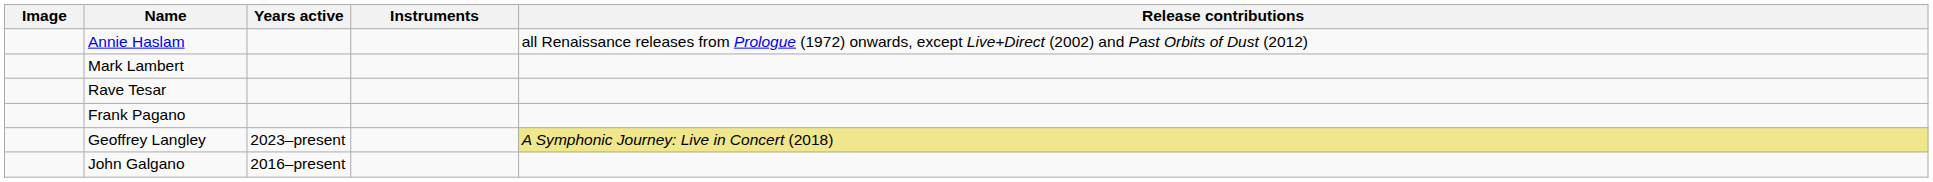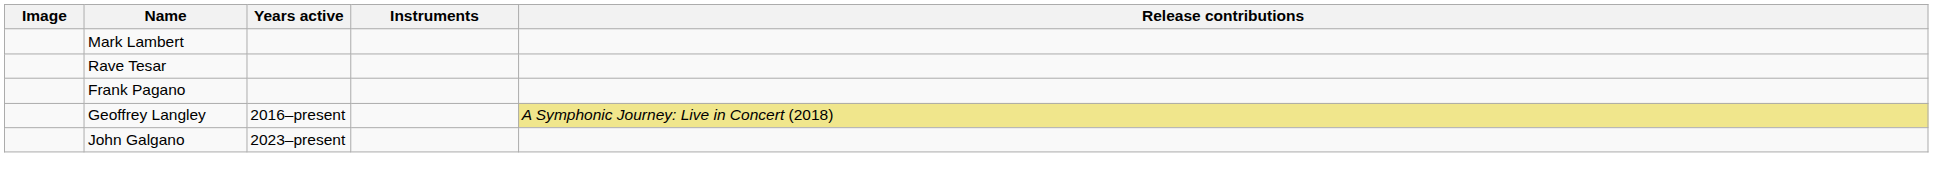- row: (136, 41)
(298, 139) 2023–present -> (298, 115) 2016–present
(298, 164) 2016–present -> (298, 139) 2023–present
